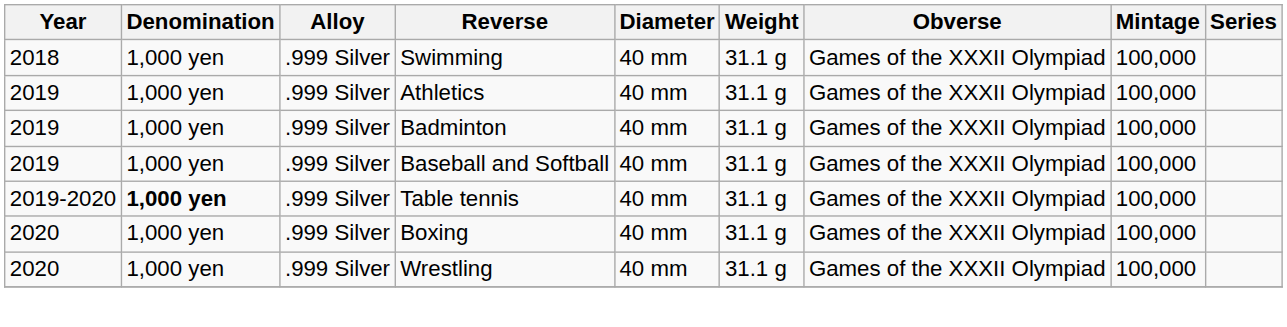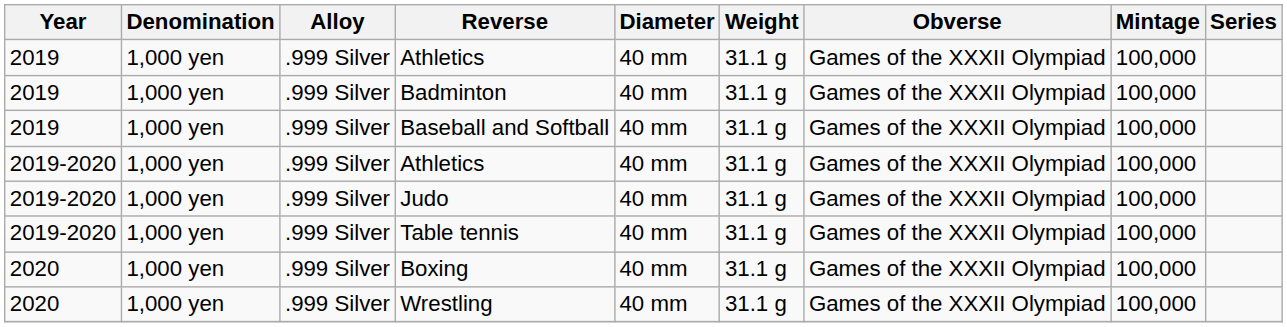- row: (35, 57)
+ row: (63, 163)
+ row: (63, 198)
(177, 198) bold -> (175, 233) normal
